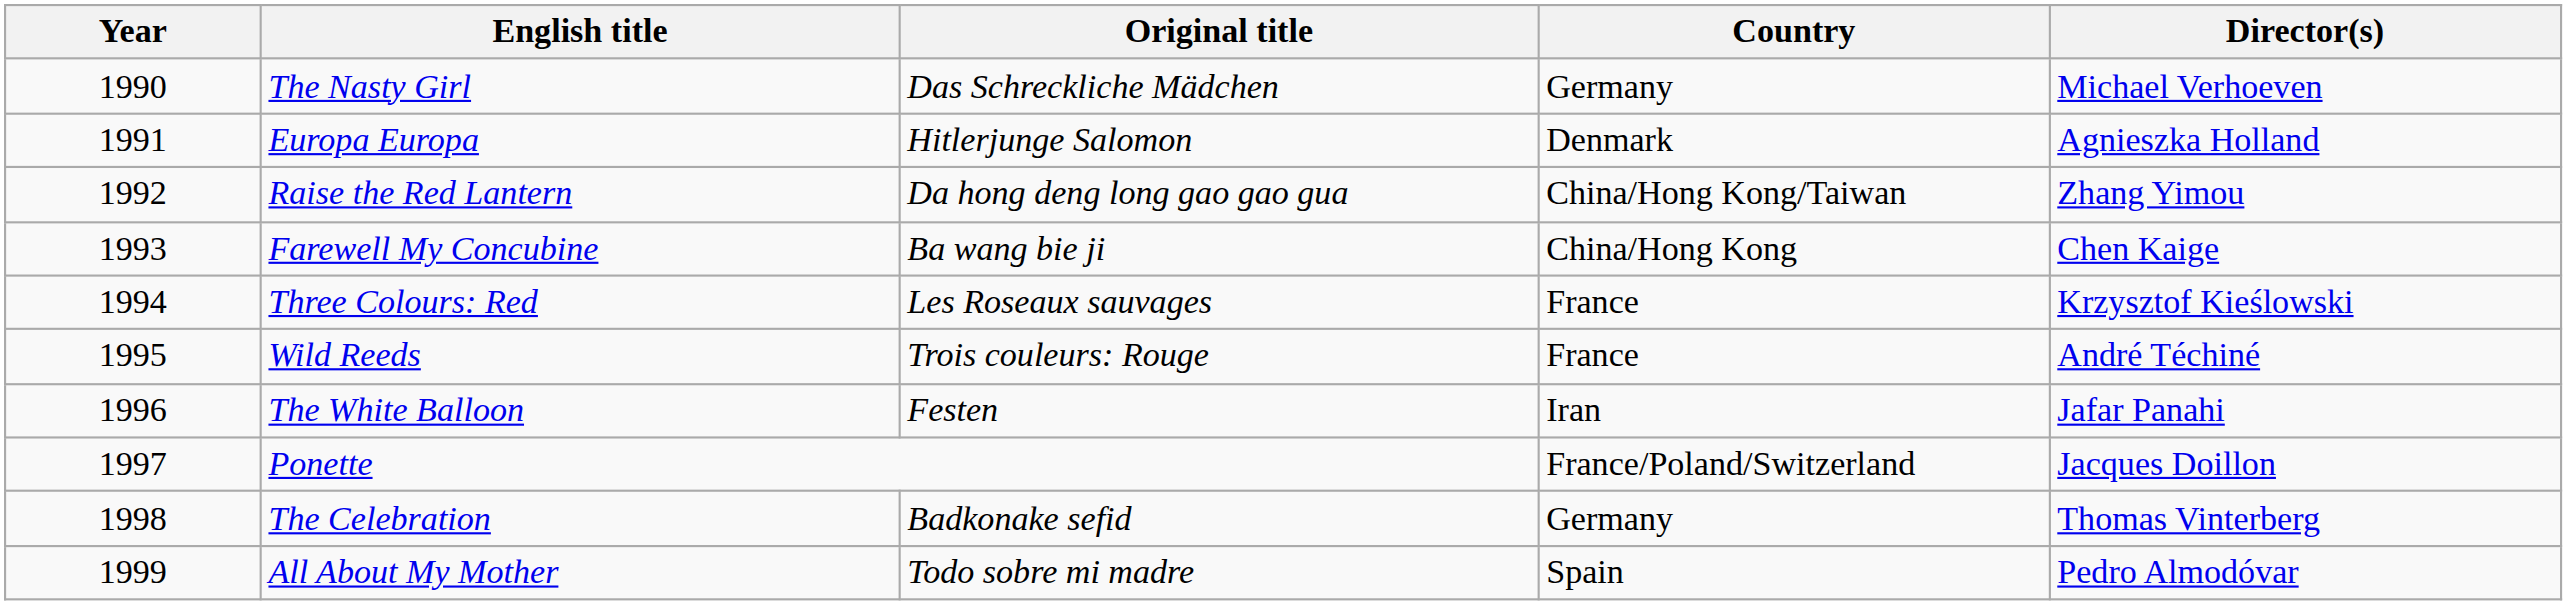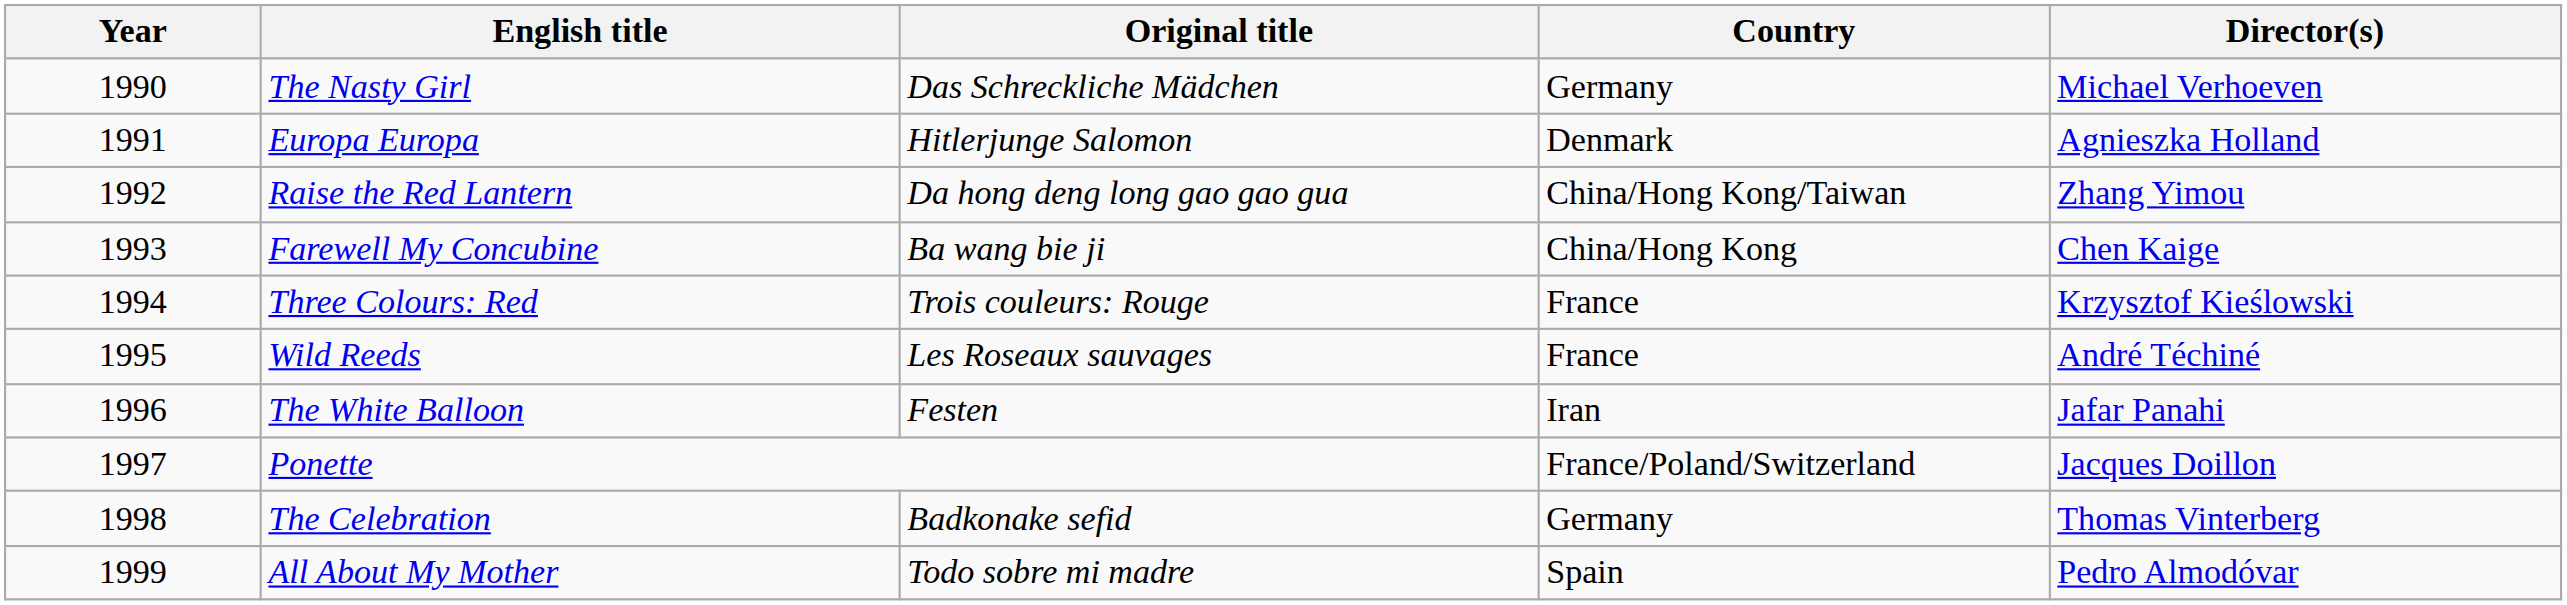(1060, 301) Les Roseaux sauvages -> (1058, 301) Trois couleurs: Rouge
(1058, 355) Trois couleurs: Rouge -> (1060, 355) Les Roseaux sauvages
